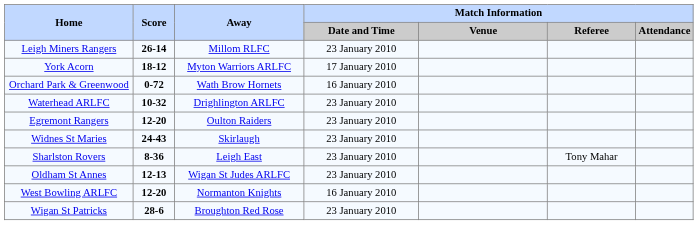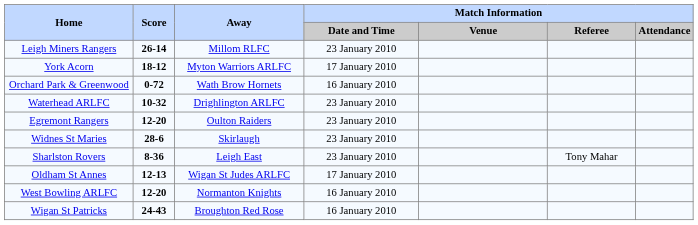(154, 139) 24-43 -> (154, 139) 28-6
(361, 174) 23 January 2010 -> (361, 174) 17 January 2010
(154, 210) 28-6 -> (154, 210) 24-43
(361, 210) 23 January 2010 -> (361, 210) 16 January 2010
